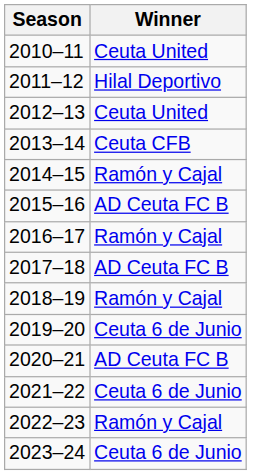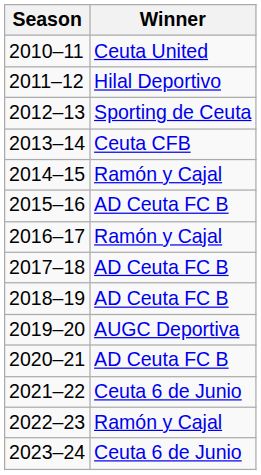(151, 112) Ceuta United -> (173, 112) Sporting de Ceuta
(158, 298) Ramón y Cajal -> (161, 298) AD Ceuta FC B
(168, 329) Ceuta 6 de Junio -> (167, 329) AUGC Deportiva
